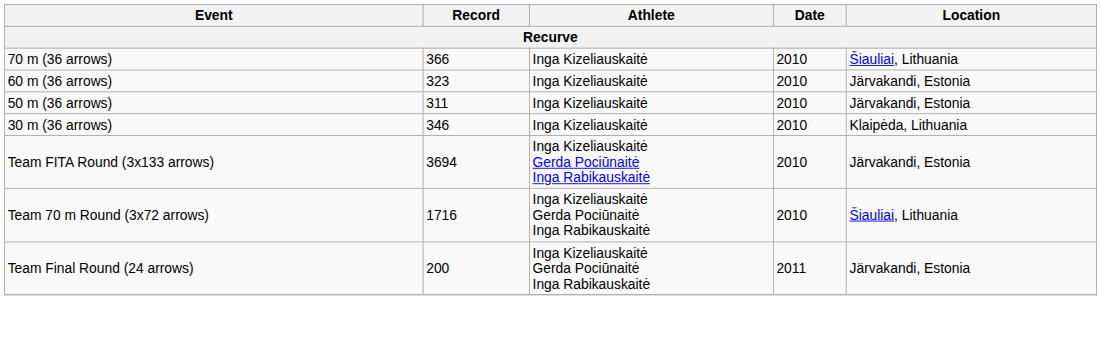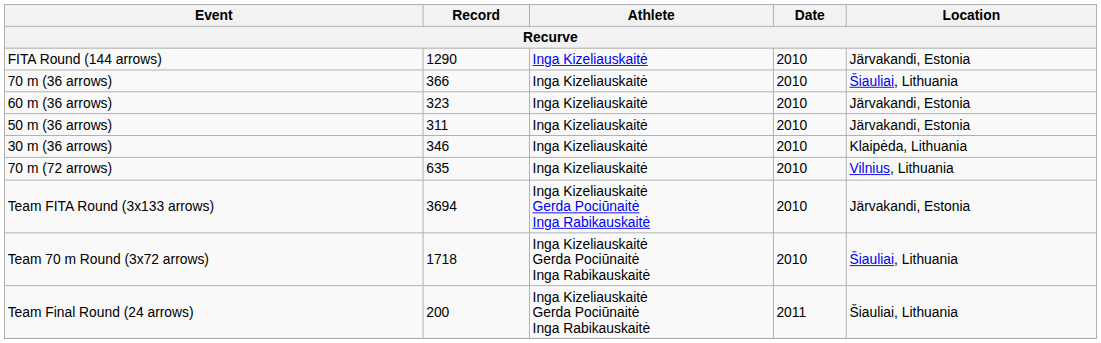+ row: (85, 59)
+ row: (60, 169)
(442, 215) 1716 -> (442, 259) 1718
(910, 268) Järvakandi, Estonia -> (904, 312) Šiauliai, Lithuania
